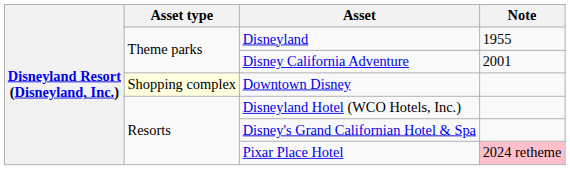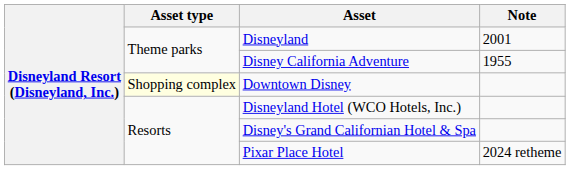(497, 38) 1955 -> (497, 38) 2001
(497, 61) 2001 -> (497, 61) 1955
(522, 152) pink background -> (522, 152) no background
